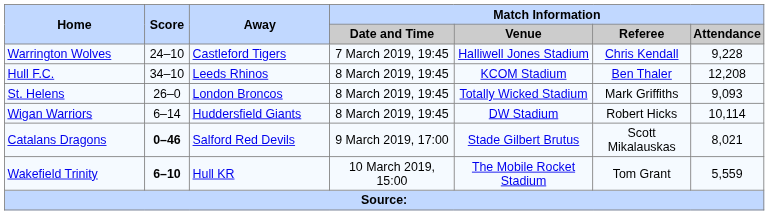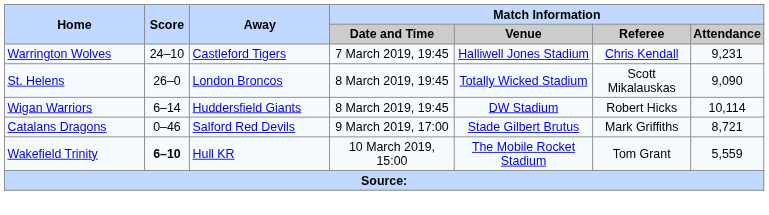(727, 54) 9,228 -> (727, 54) 9,231
- row: (31, 74)
(642, 93) Mark Griffiths -> (642, 81) Scott Mikalauskas
(727, 93) 9,093 -> (727, 81) 9,090
(167, 140) bold -> (167, 127) normal
(642, 140) Scott Mikalauskas -> (642, 127) Mark Griffiths
(727, 140) 8,021 -> (727, 127) 8,721
